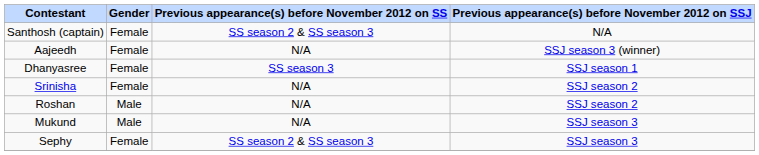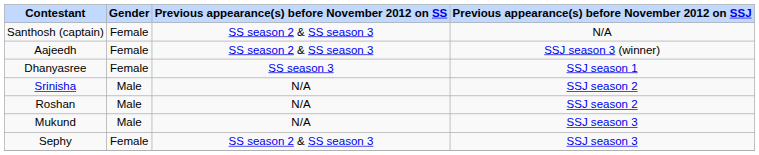(301, 50) N/A -> (301, 50) SS season 2 & SS season 3
(129, 86) Female -> (129, 86) Male
